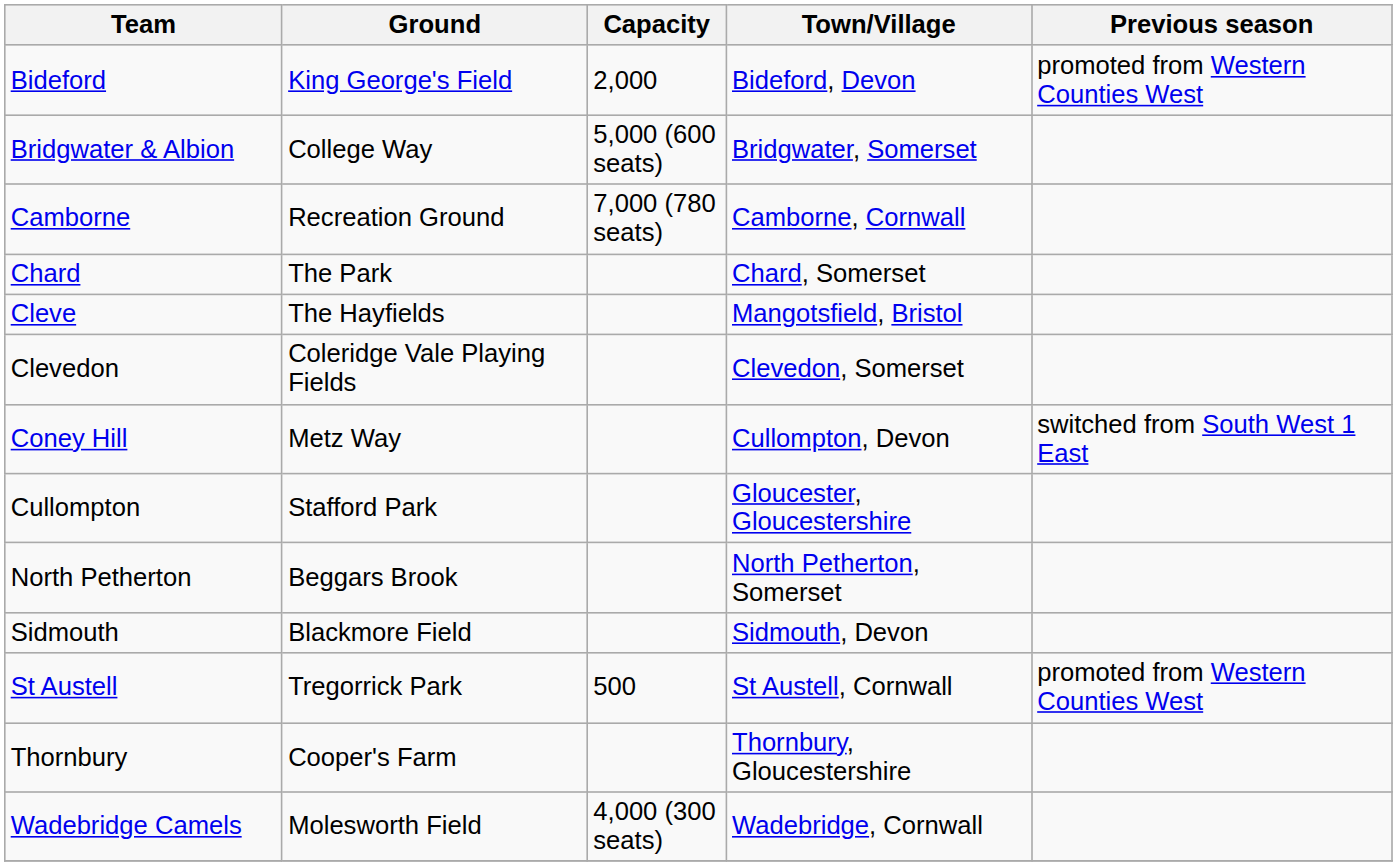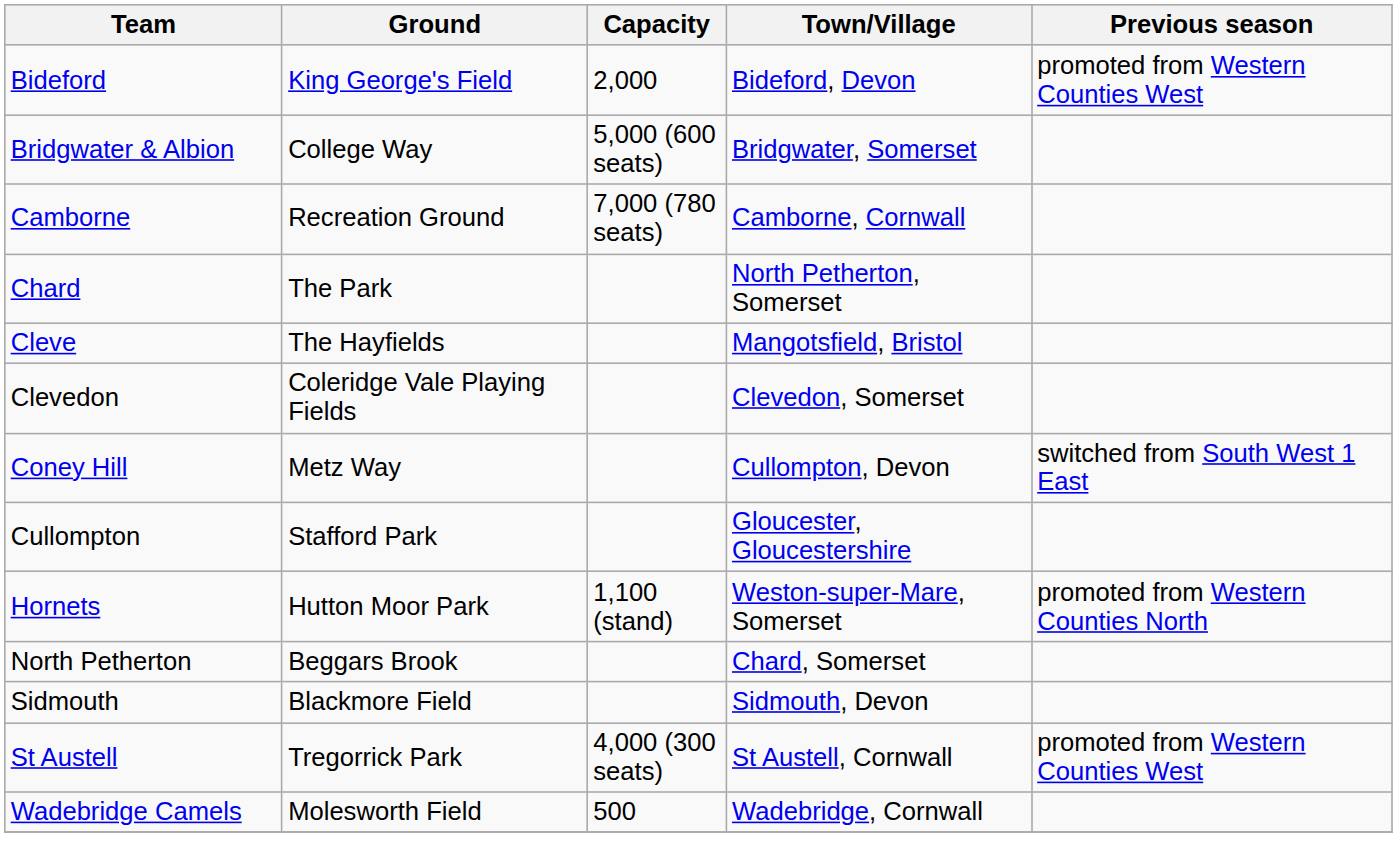(829, 273) Chard, Somerset -> (826, 288) North Petherton, Somerset
+ row: (56, 606)
(826, 577) North Petherton, Somerset -> (829, 661) Chard, Somerset
(615, 687) 500 -> (655, 756) 4,000 (300 seats)
- row: (69, 756)
(655, 826) 4,000 (300 seats) -> (615, 811) 500
